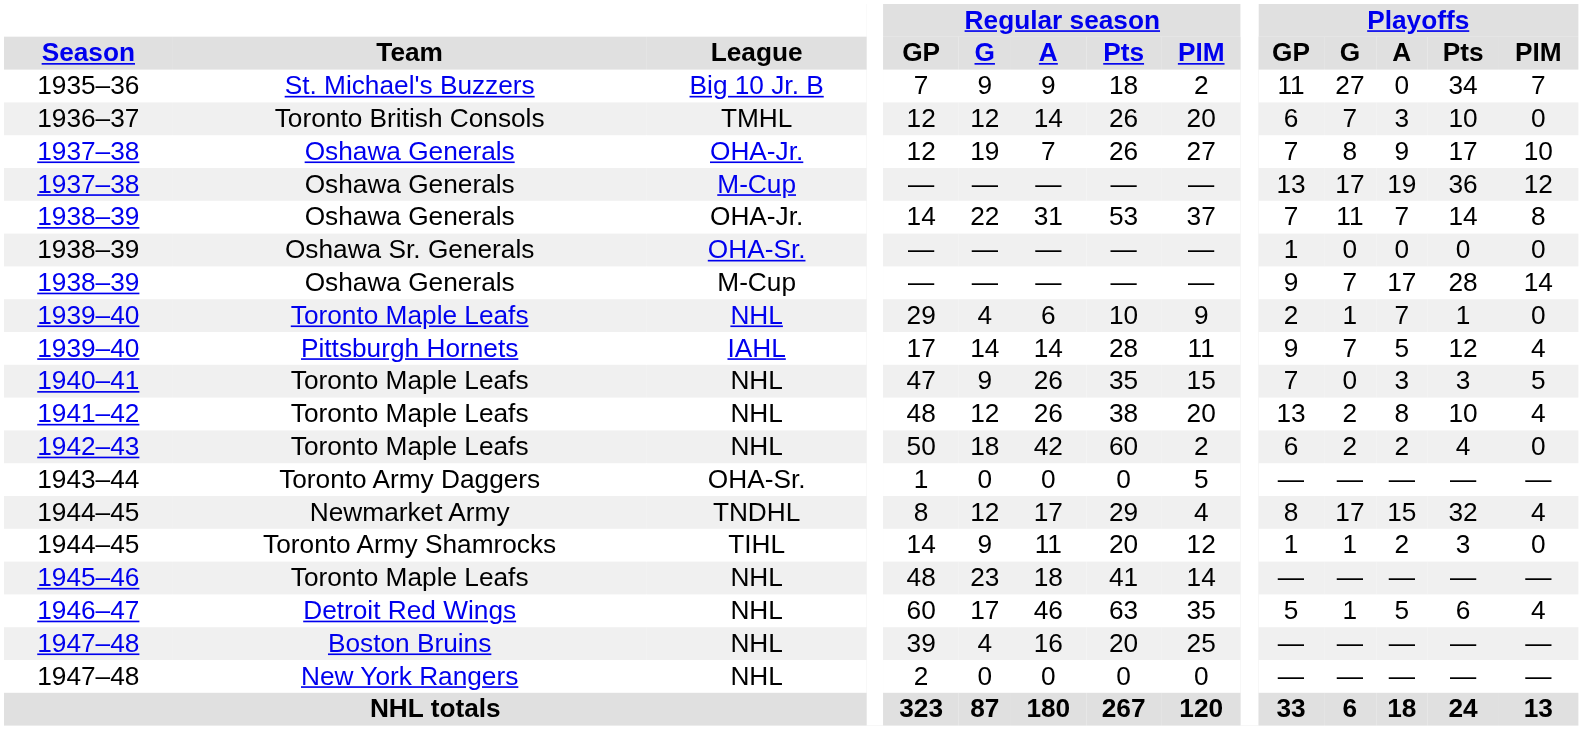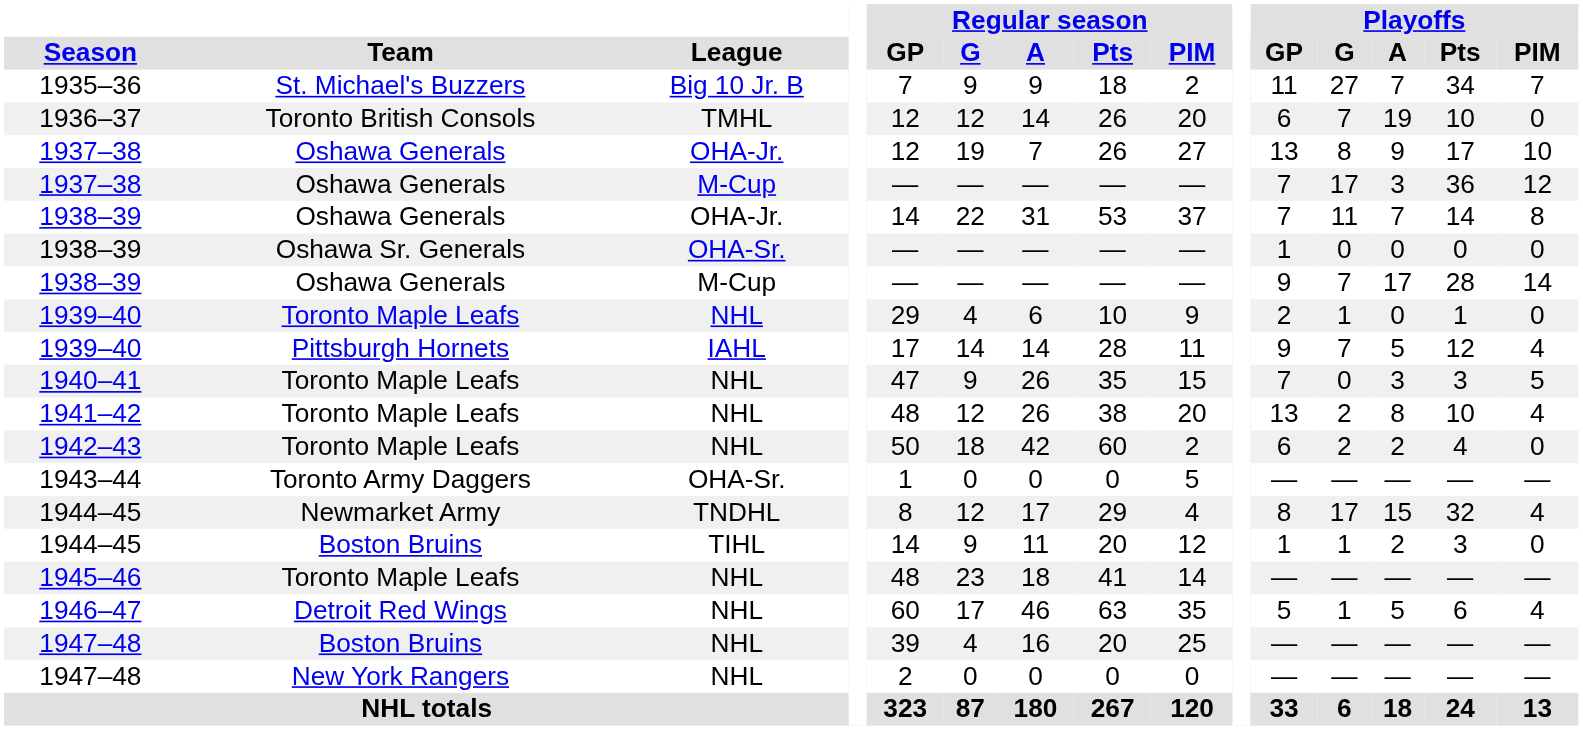(1402, 85) 0 -> (1398, 85) 7
(1402, 118) 3 -> (1398, 118) 19
(1291, 151) 7 -> (1284, 151) 13
(1291, 184) 13 -> (1284, 184) 7
(1402, 184) 19 -> (1398, 184) 3
(1402, 315) 7 -> (1398, 315) 0
(410, 544) Toronto Army Shamrocks -> (400, 544) Boston Bruins
